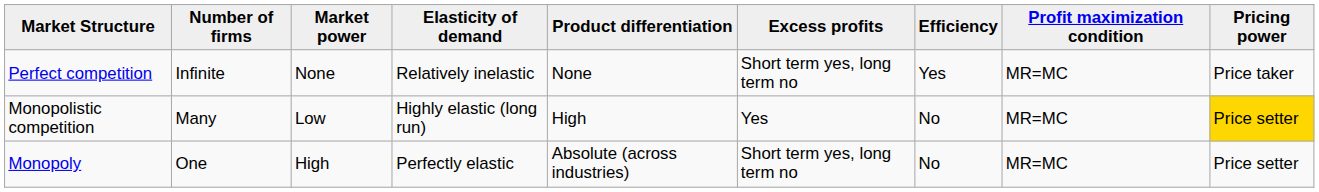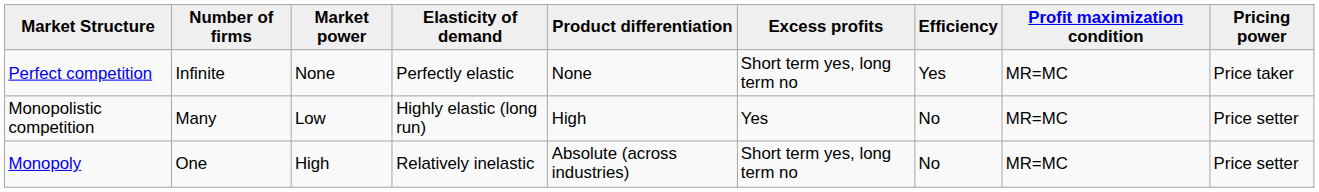(465, 72) Relatively inelastic -> (455, 72) Perfectly elastic
(1256, 118) gold background -> (1256, 118) no background
(455, 163) Perfectly elastic -> (465, 163) Relatively inelastic
